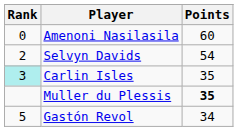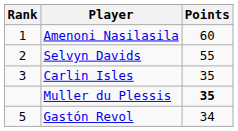(22, 35) 0 -> (22, 35) 1
(207, 55) 54 -> (207, 55) 55
(22, 76) paleturquoise background -> (22, 76) no background
